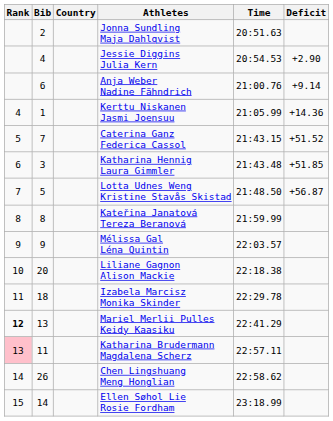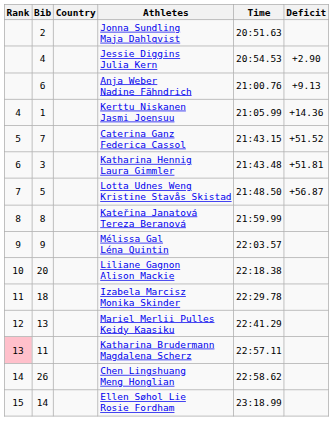(306, 86) +9.14 -> (306, 86) +9.13
(306, 165) +51.85 -> (306, 165) +51.81
(18, 324) bold -> (18, 324) normal
